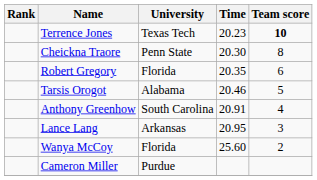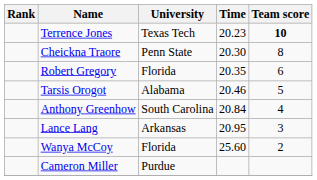(233, 109) 20.91 -> (233, 109) 20.84
